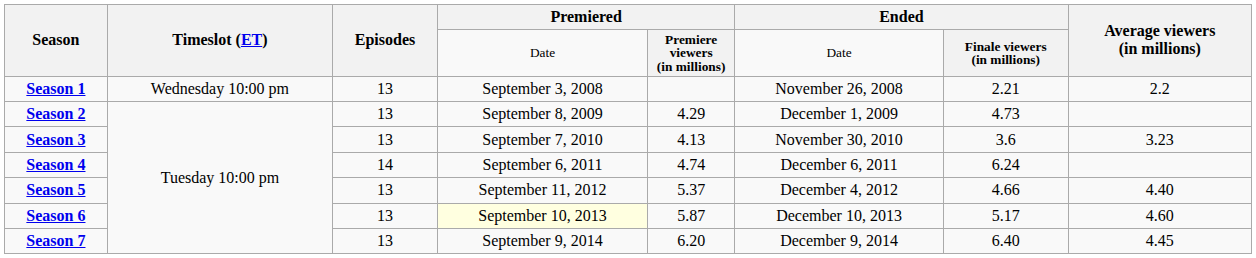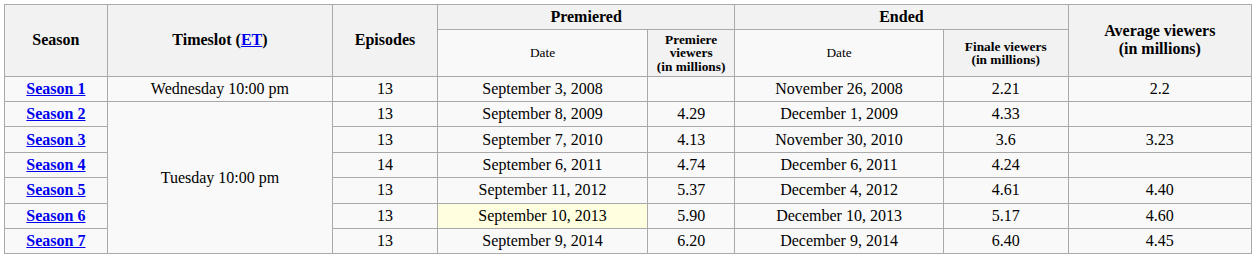(1006, 114) 4.73 -> (1006, 114) 4.33
(1006, 164) 6.24 -> (1006, 164) 4.24
(1006, 190) 4.66 -> (1006, 190) 4.61
(691, 215) 5.87 -> (691, 215) 5.90
